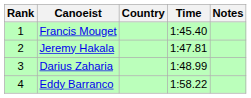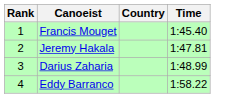- column: (228, 13)
